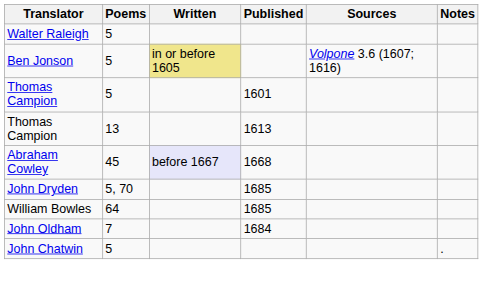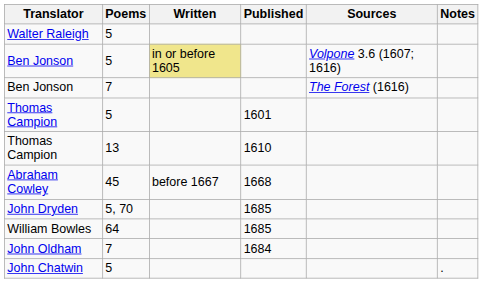+ row: (40, 87)
(258, 128) 1613 -> (258, 148) 1610
(185, 162) lavender background -> (185, 182) no background
